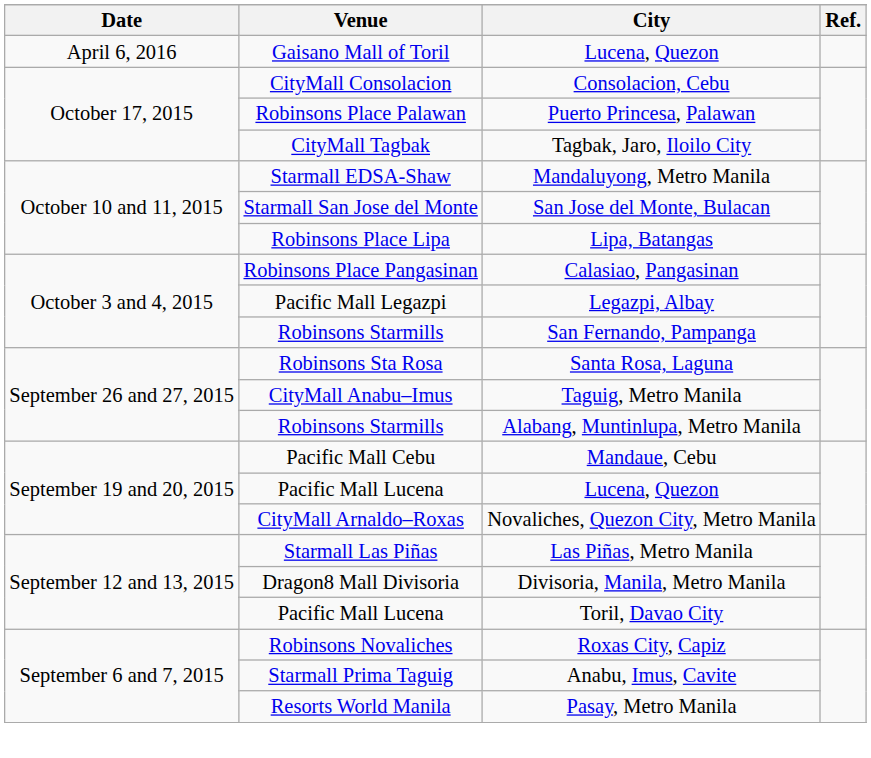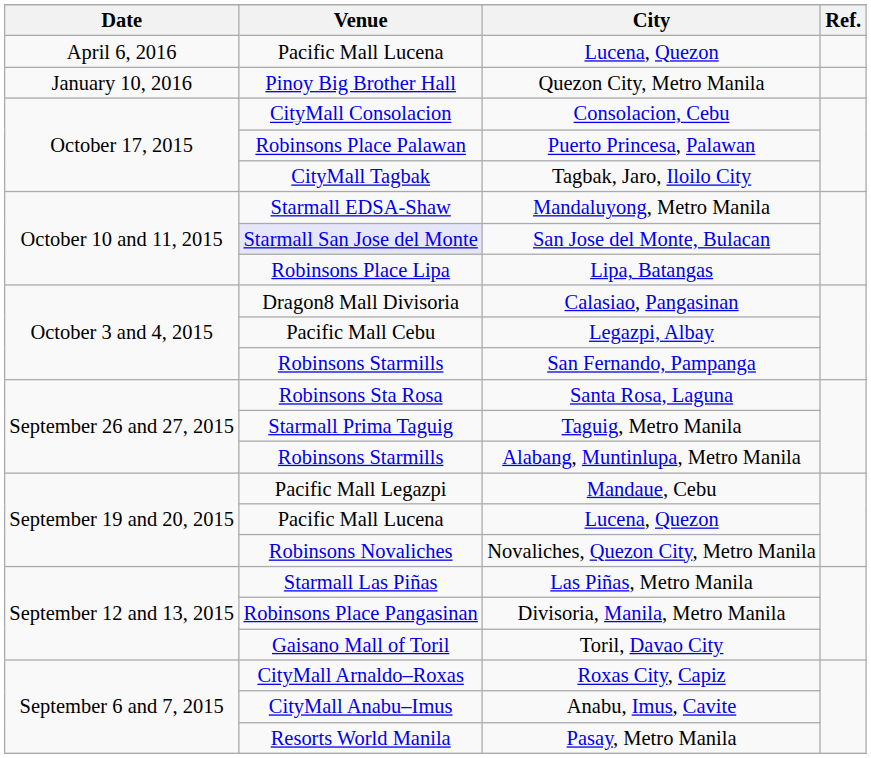(361, 51) Gaisano Mall of Toril -> (361, 51) Pacific Mall Lucena
+ row: (122, 83)
(361, 207) no background -> (361, 239) lavender background
(361, 270) Robinsons Place Pangasinan -> (361, 301) Dragon8 Mall Divisoria
(361, 301) Pacific Mall Legazpi -> (361, 332) Pacific Mall Cebu
(361, 395) CityMall Anabu–Imus -> (361, 426) Starmall Prima Taguig
(361, 457) Pacific Mall Cebu -> (361, 488) Pacific Mall Legazpi
(361, 519) CityMall Arnaldo–Roxas -> (361, 551) Robinsons Novaliches
(361, 582) Dragon8 Mall Divisoria -> (361, 613) Robinsons Place Pangasinan
(361, 613) Pacific Mall Lucena -> (361, 644) Gaisano Mall of Toril
(361, 644) Robinsons Novaliches -> (361, 675) CityMall Arnaldo–Roxas
(361, 675) Starmall Prima Taguig -> (361, 707) CityMall Anabu–Imus
